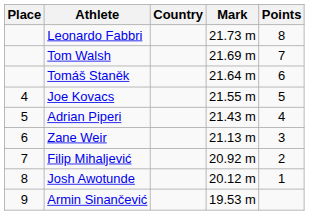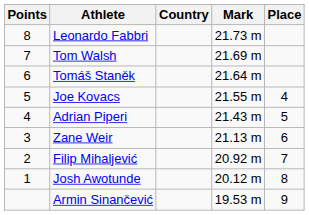columns swapped: (24, 14) <-> (282, 14)
